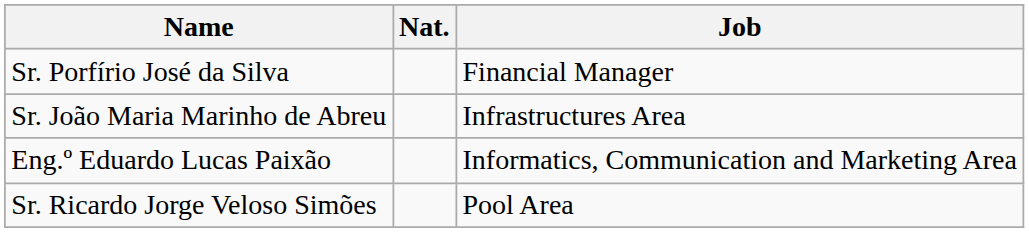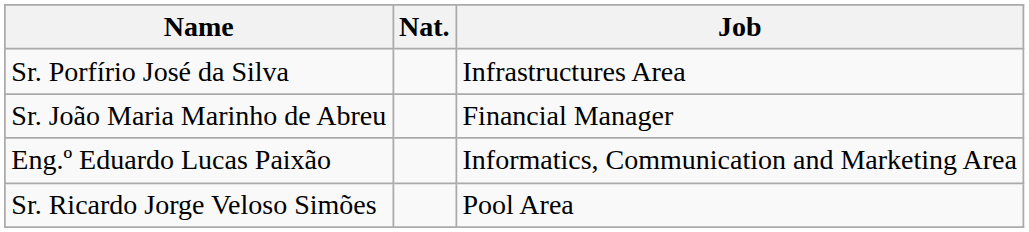(568, 71) Financial Manager -> (574, 71) Infrastructures Area
(574, 115) Infrastructures Area -> (568, 115) Financial Manager
